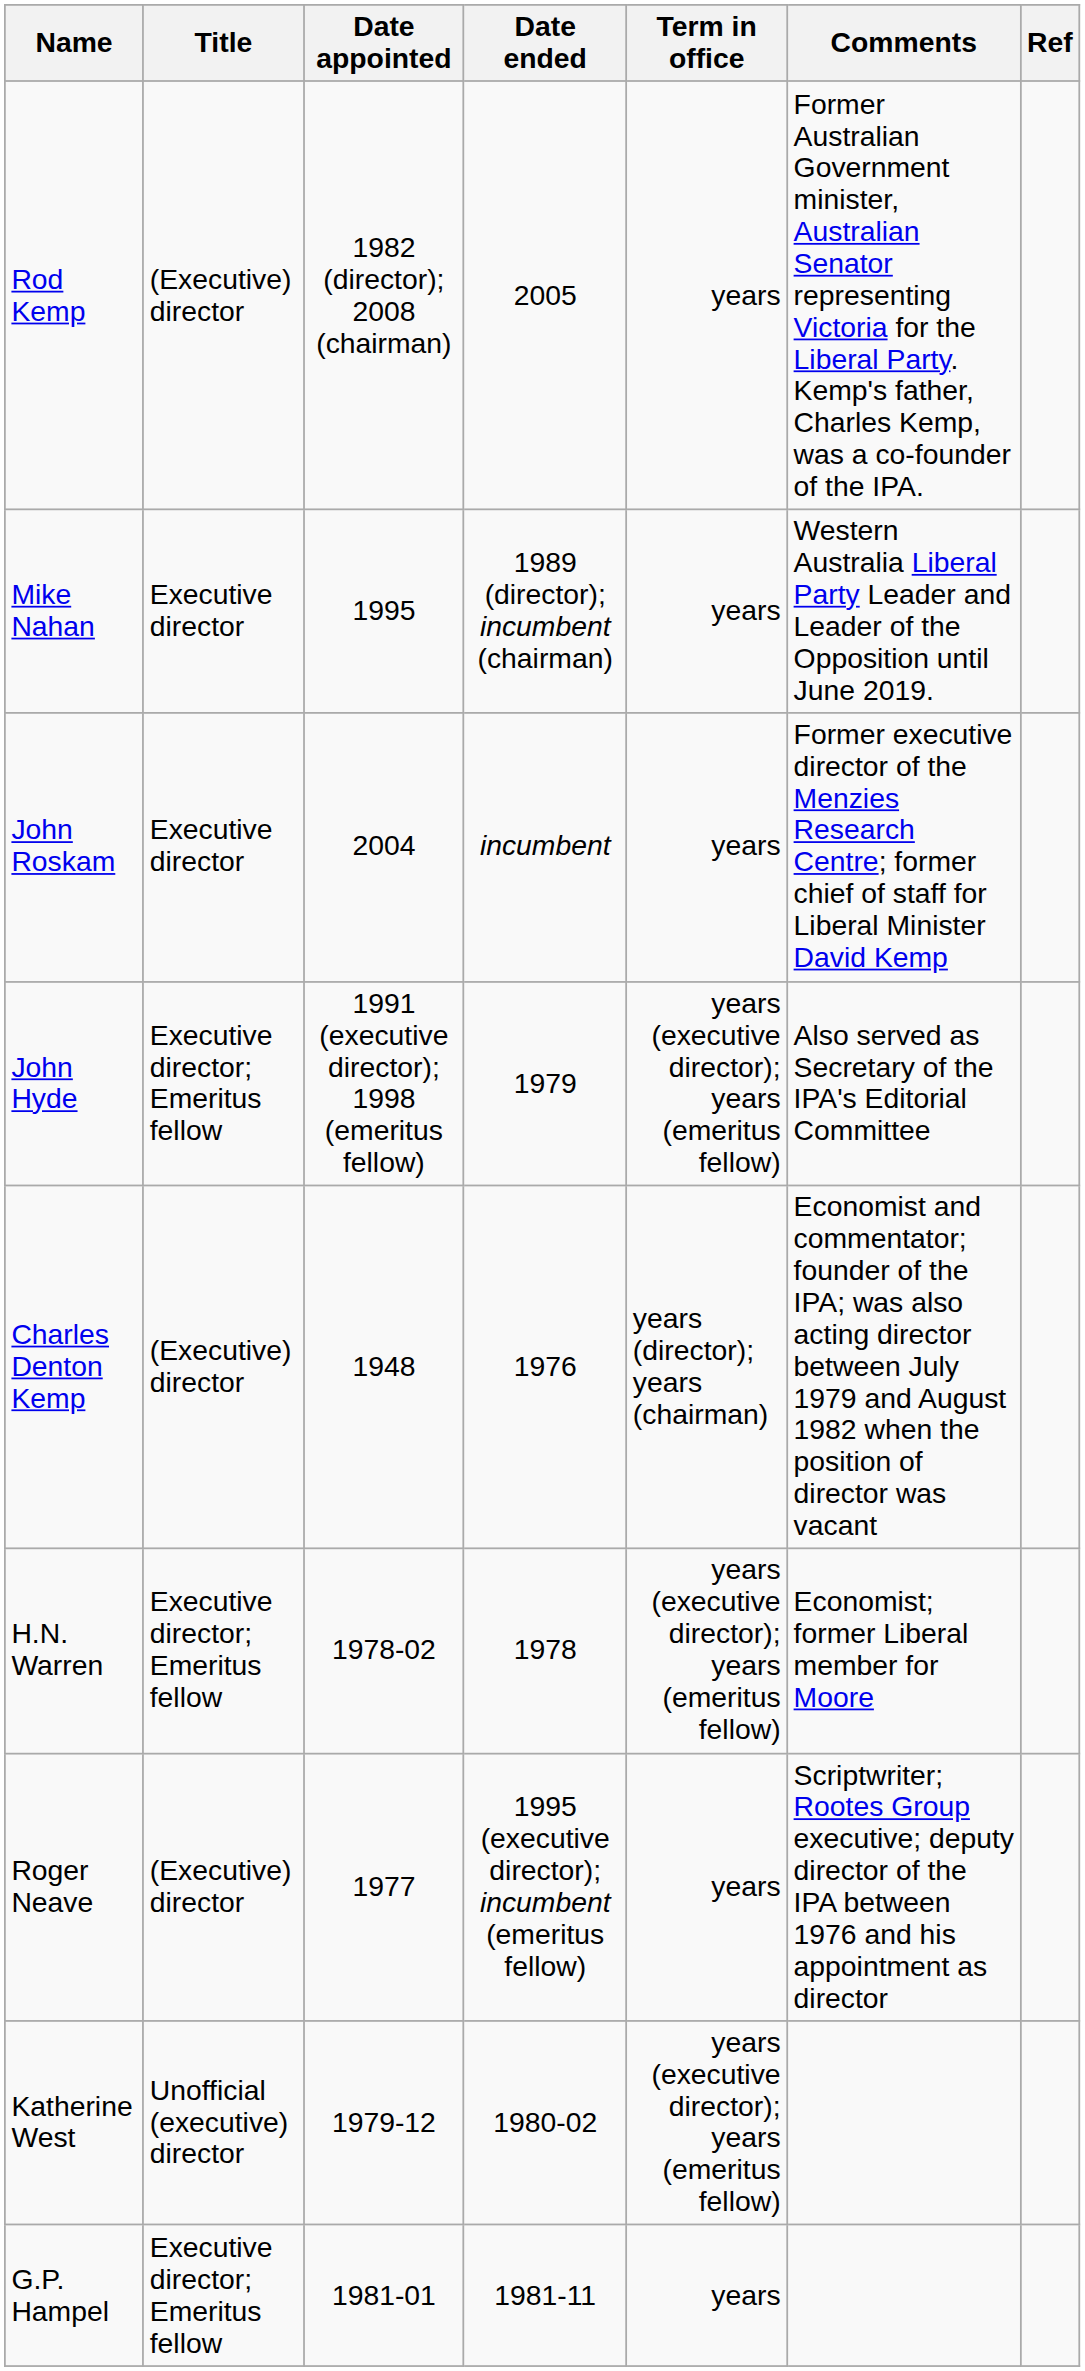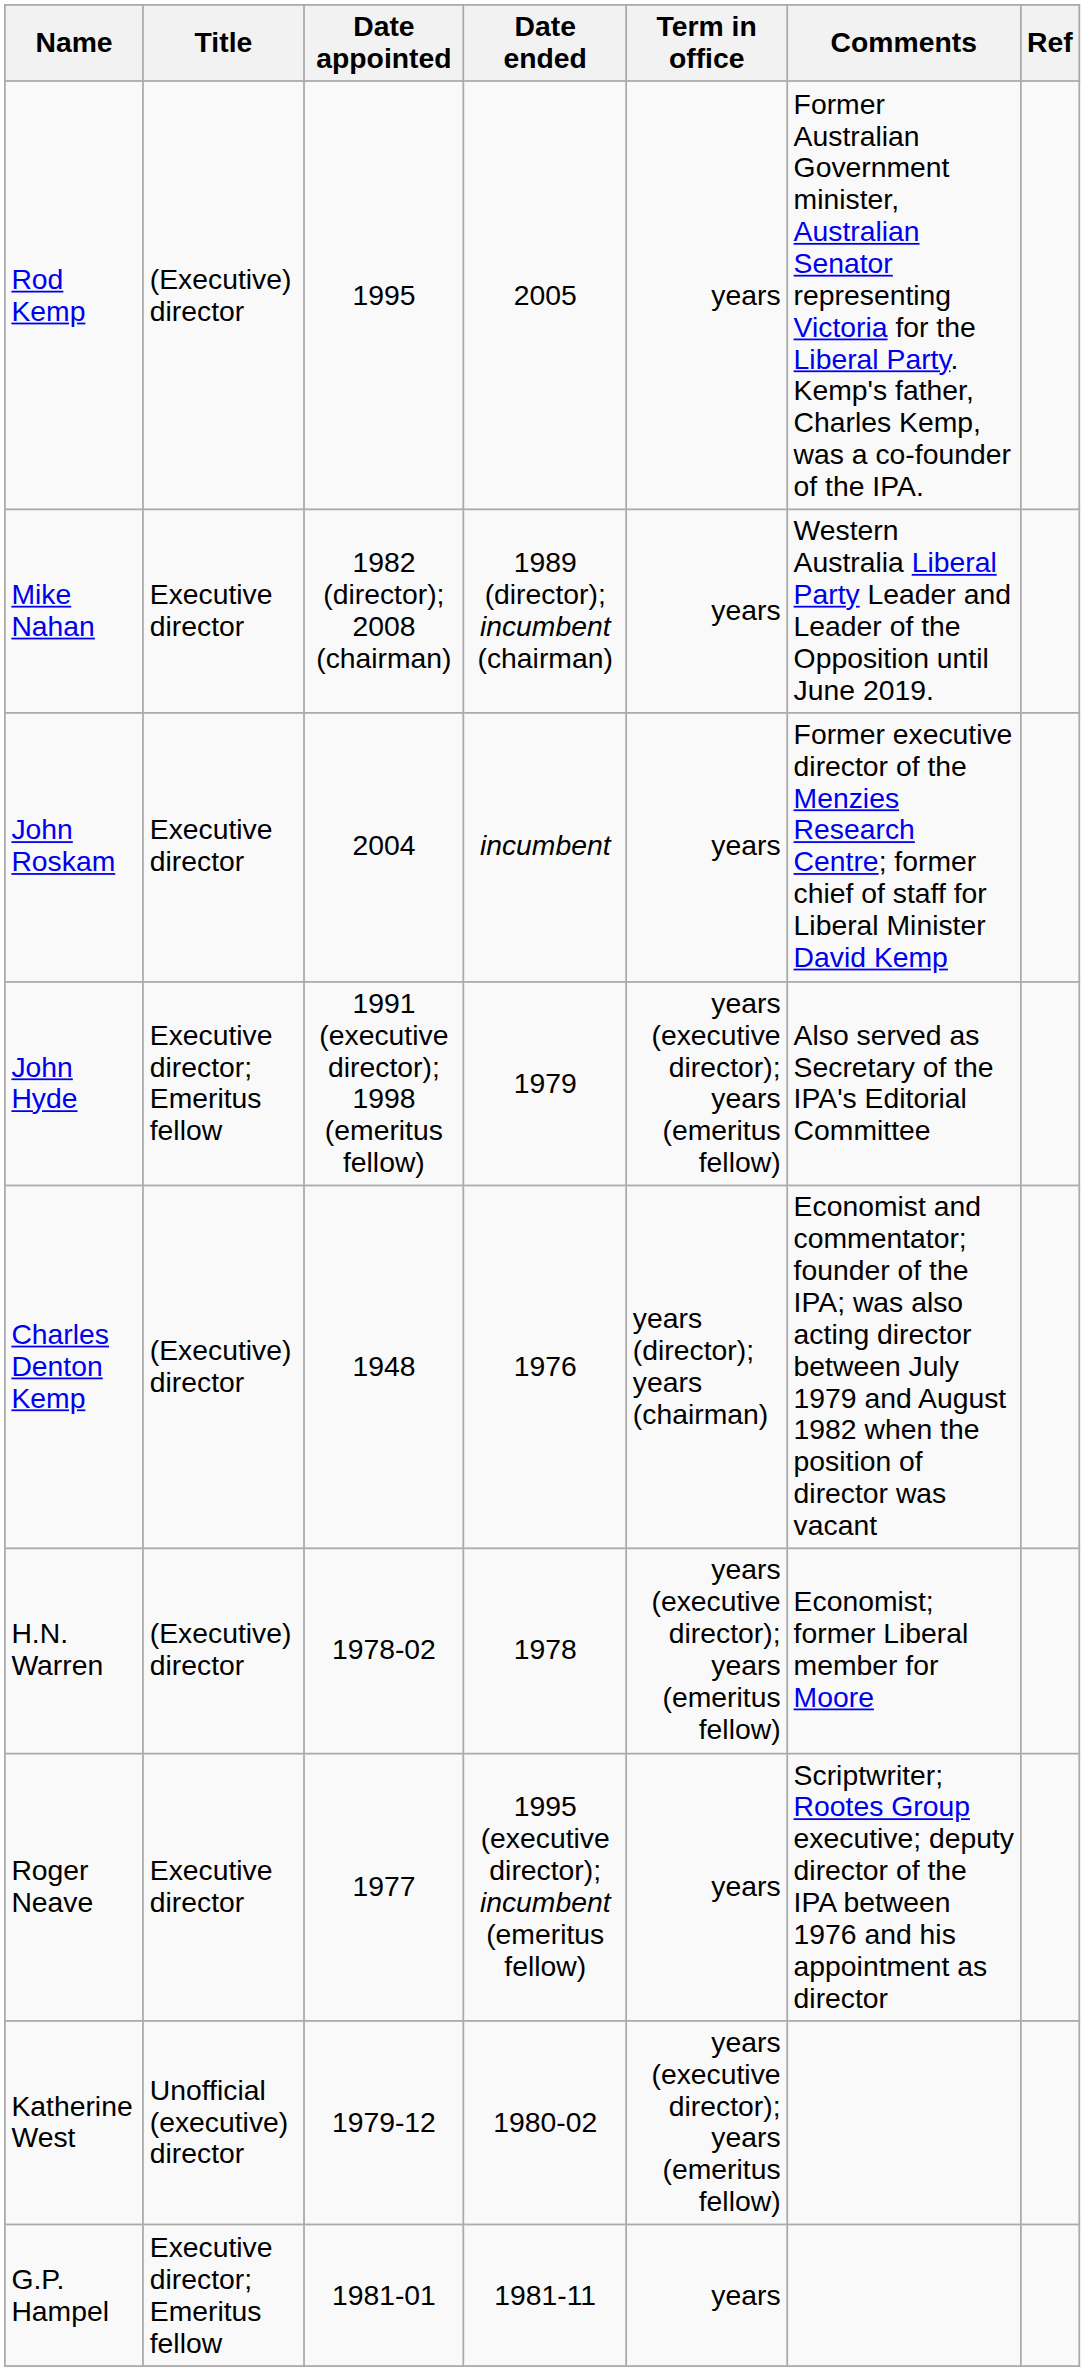(384, 294) 1982 (director); 2008 (chairman) -> (384, 294) 1995
(384, 610) 1995 -> (384, 610) 1982 (director); 2008 (chairman)
(211, 1650) Executive director; Emeritus fellow -> (221, 1650) (Executive) director
(221, 1886) (Executive) director -> (211, 1886) Executive director
